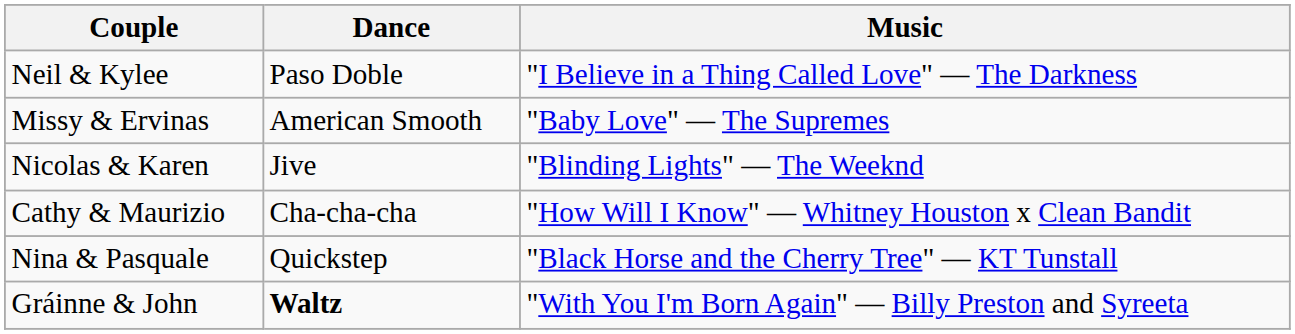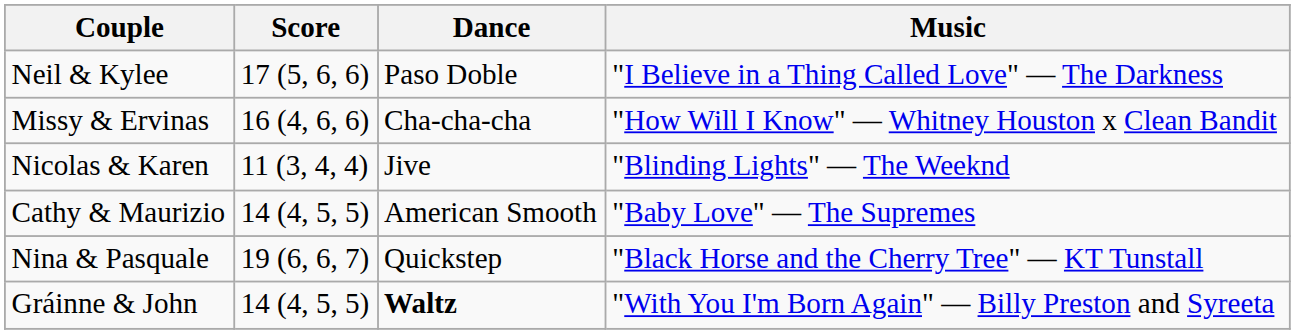+ column: (306, 27)
(376, 119) American Smooth -> (458, 119) Cha-cha-cha
(708, 119) "Baby Love" — The Supremes -> (945, 119) "How Will I Know" — Whitney Houston x Clean Bandit
(343, 212) Cha-cha-cha -> (490, 212) American Smooth
(859, 212) "How Will I Know" — Whitney Houston x Clean Bandit -> (794, 212) "Baby Love" — The Supremes
